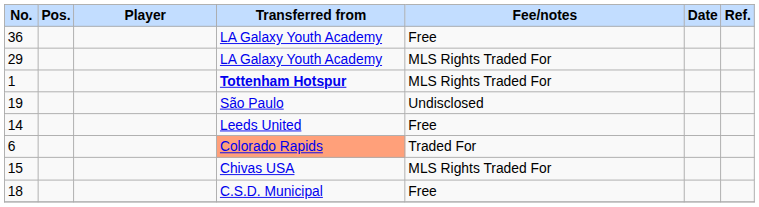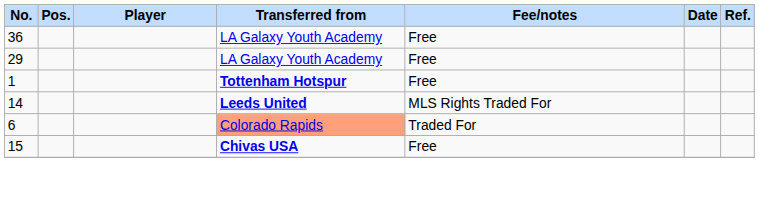(480, 59) MLS Rights Traded For -> (423, 59) Free
(480, 81) MLS Rights Traded For -> (423, 81) Free
- row: (15, 103)
(261, 125) normal -> (263, 103) bold
(423, 125) Free -> (480, 103) MLS Rights Traded For
(257, 169) normal -> (259, 147) bold
(480, 169) MLS Rights Traded For -> (423, 147) Free
- row: (15, 191)
